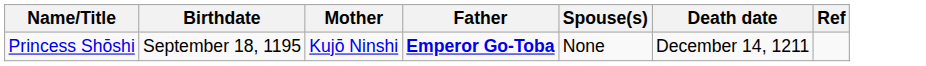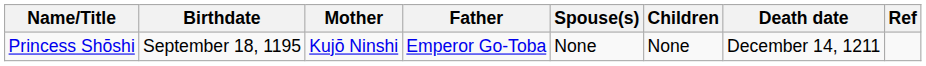+ column: (683, 18)
(481, 46) bold -> (476, 46) normal
